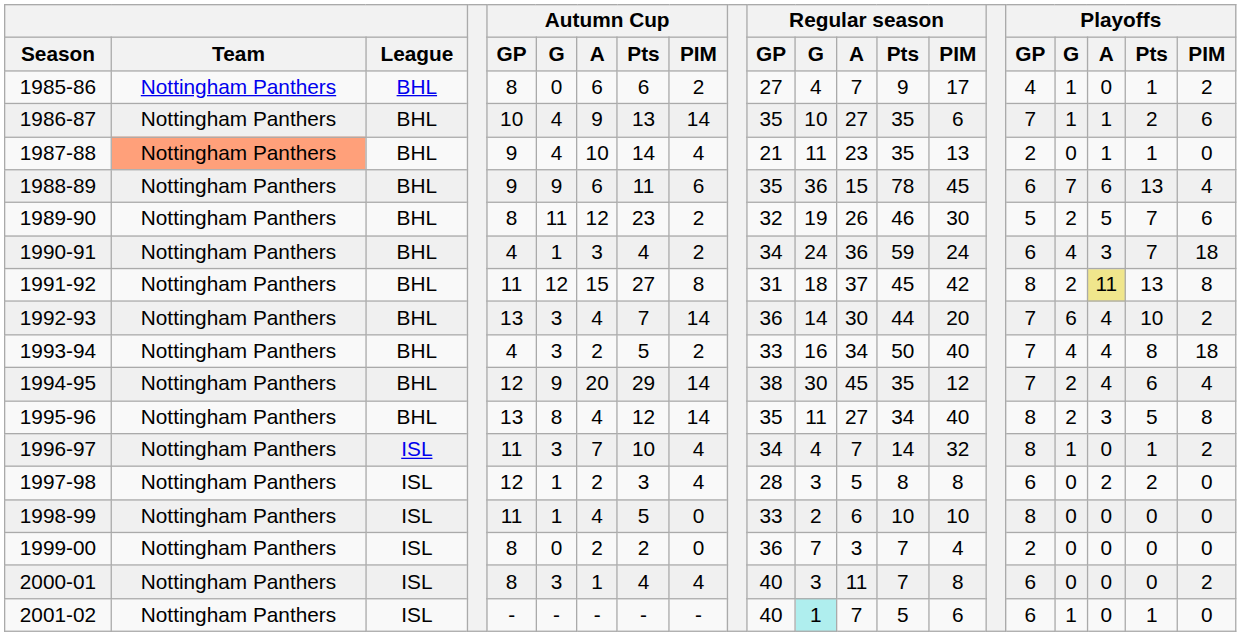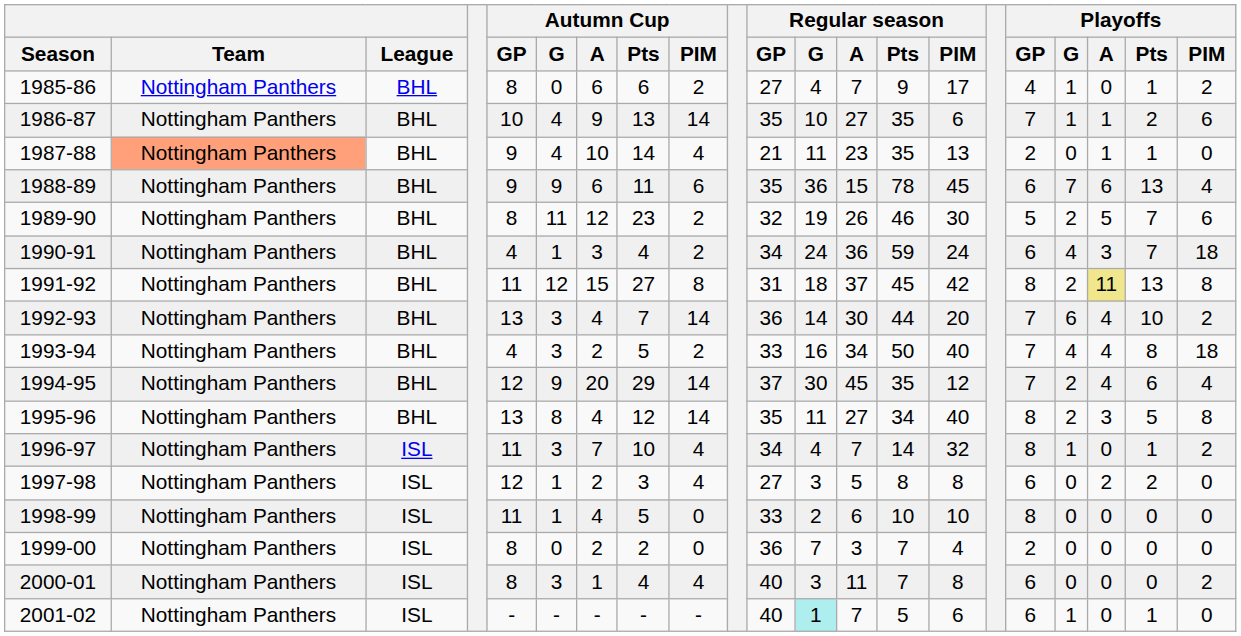(771, 383) 38 -> (771, 383) 37
(771, 482) 28 -> (771, 482) 27
